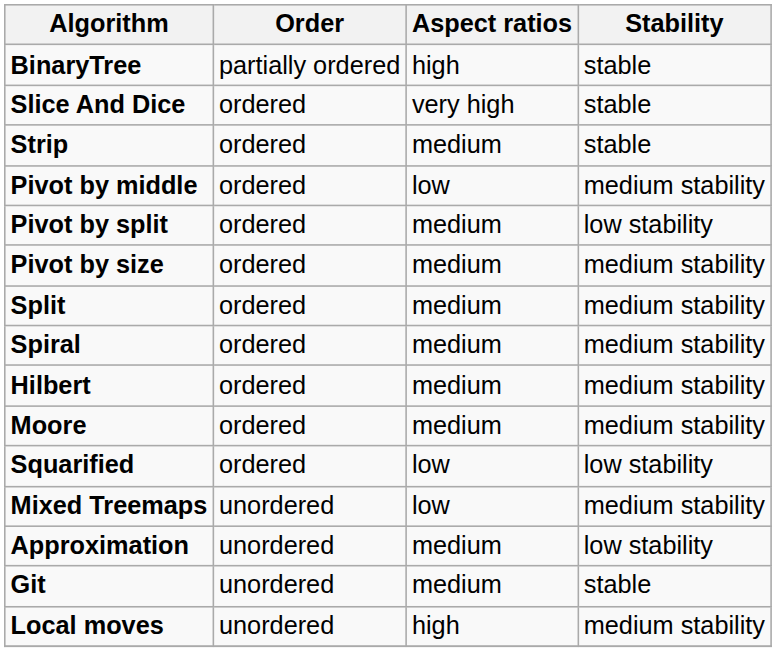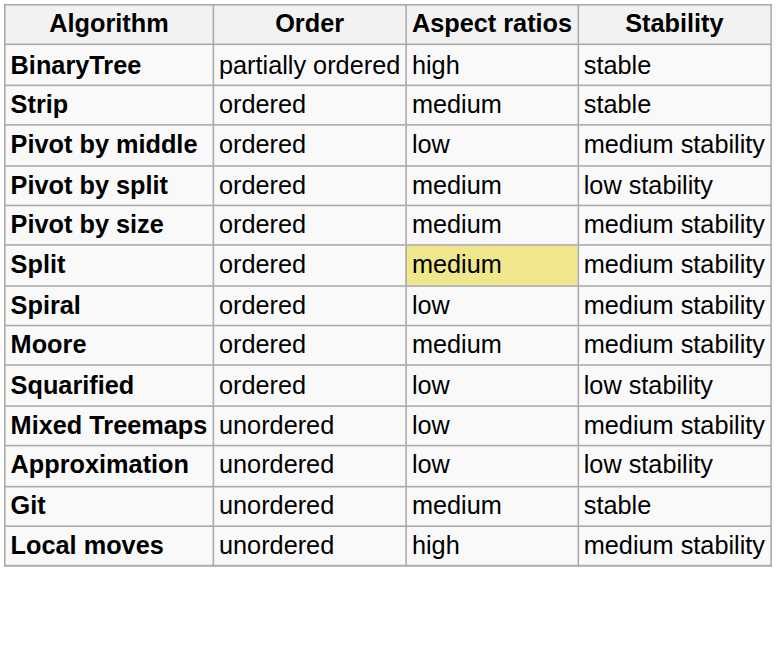- row: (98, 104)
(457, 305) no background -> (457, 265) khaki background
(457, 345) medium -> (431, 305) low
- row: (51, 385)
(457, 545) medium -> (431, 465) low
